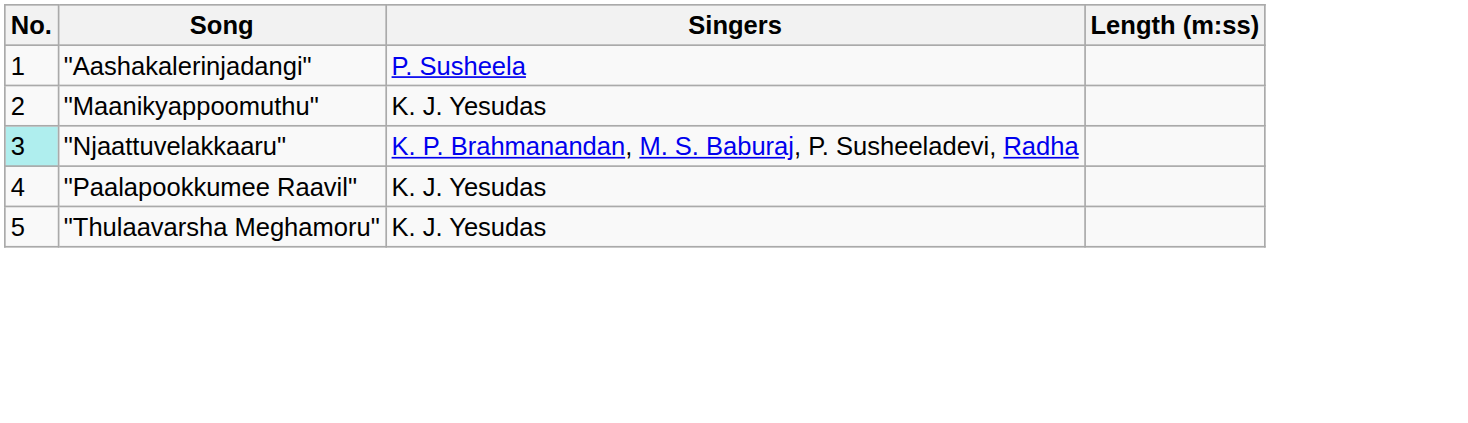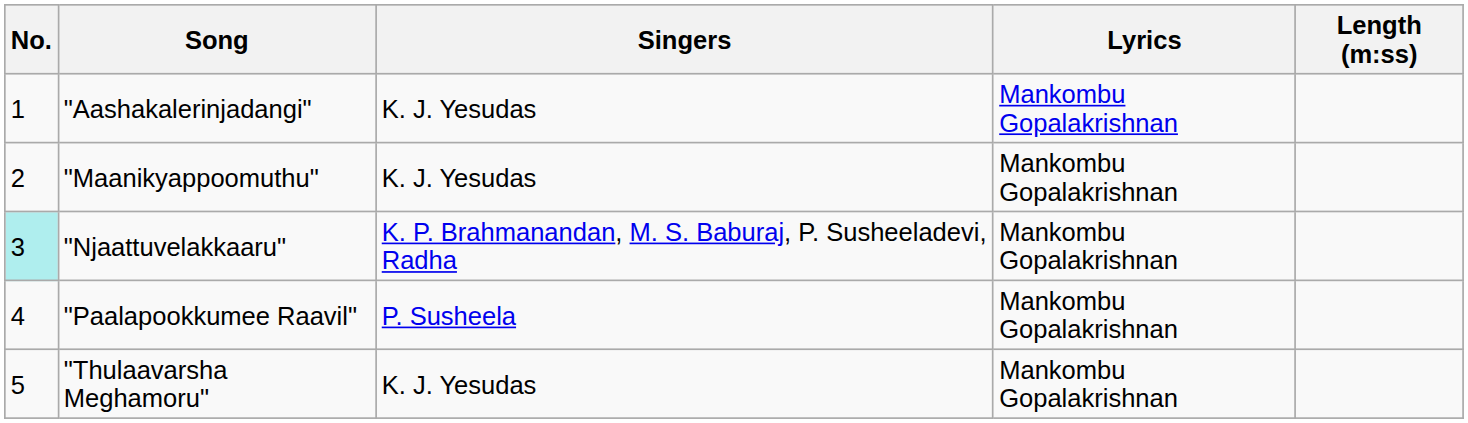+ column: (1144, 40)
(459, 66) P. Susheela -> (459, 109) K. J. Yesudas
(469, 187) K. J. Yesudas -> (449, 315) P. Susheela
